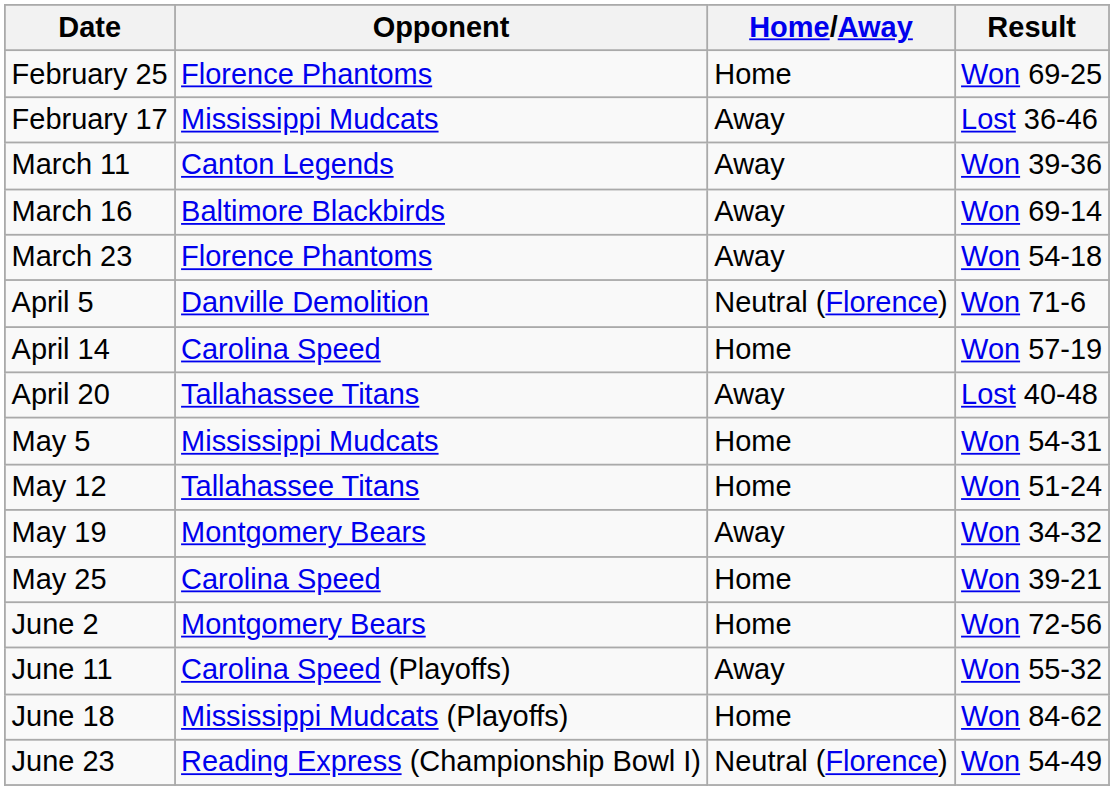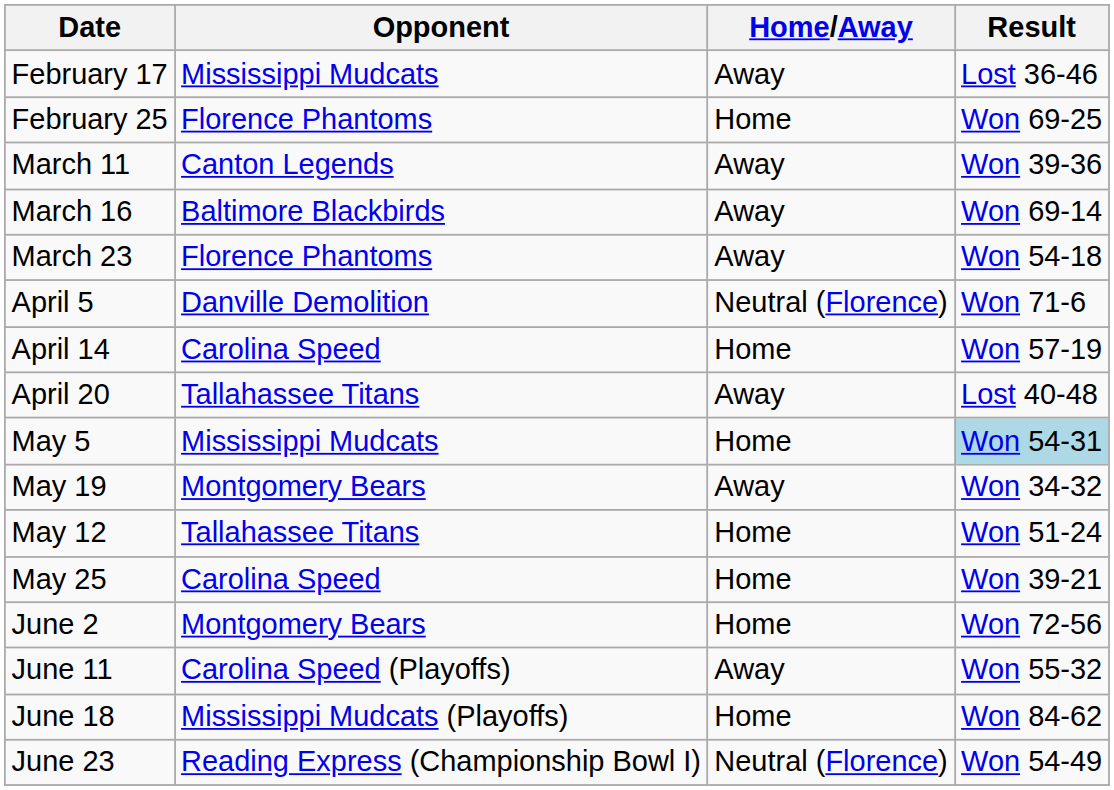rows swapped: (90, 119) <-> (90, 73)
(1032, 440) no background -> (1032, 440) lightblue background
rows swapped: (59, 486) <-> (59, 532)
